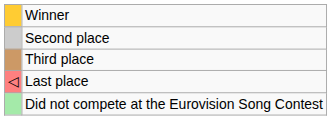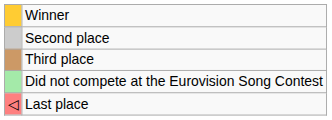rows swapped: (57, 82) <-> (174, 104)
